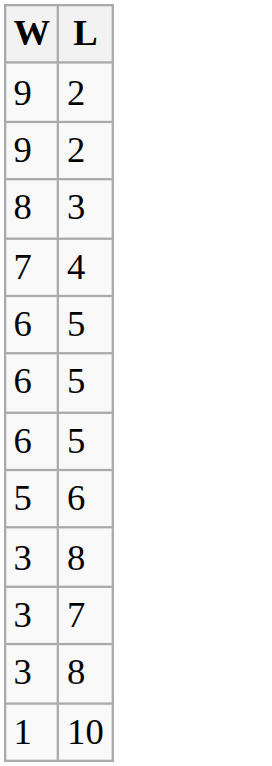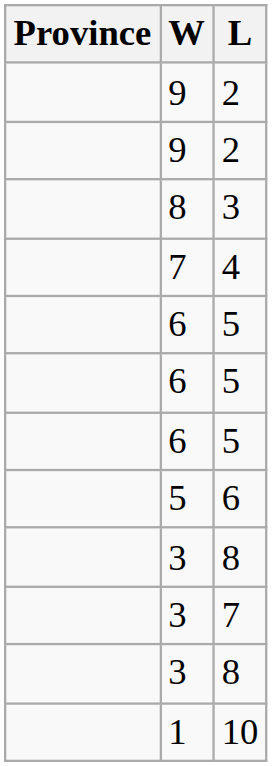+ column: (82, 33)
